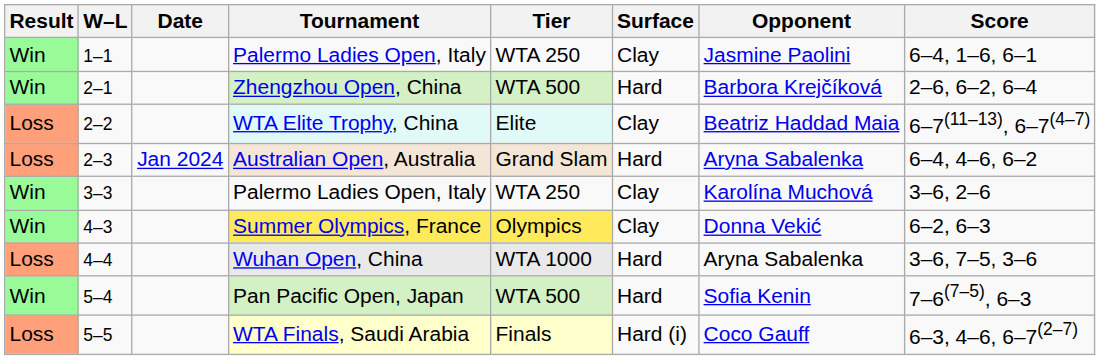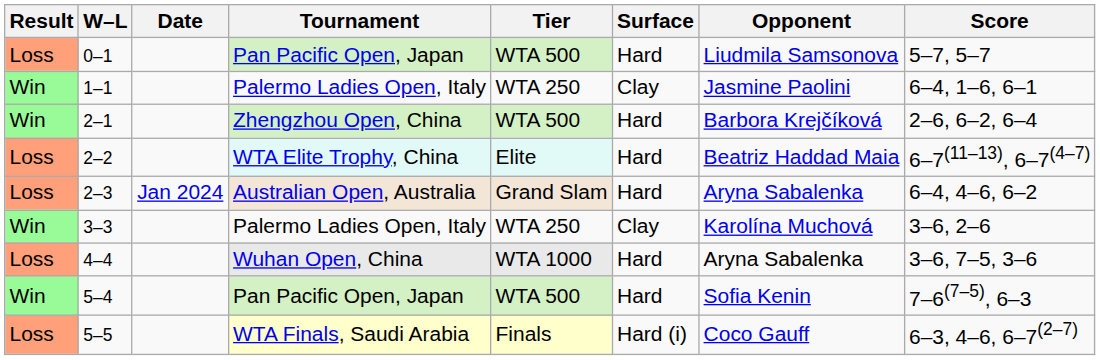+ row: (98, 55)
(638, 123) Clay -> (640, 156) Hard
- row: (98, 227)
